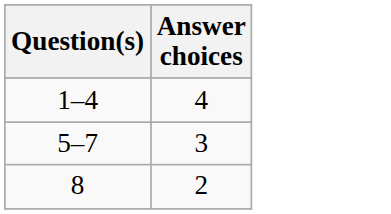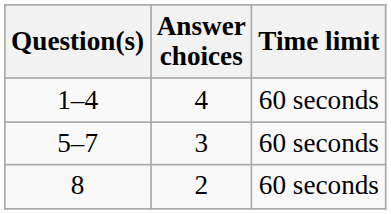+ column: (319, 41)
